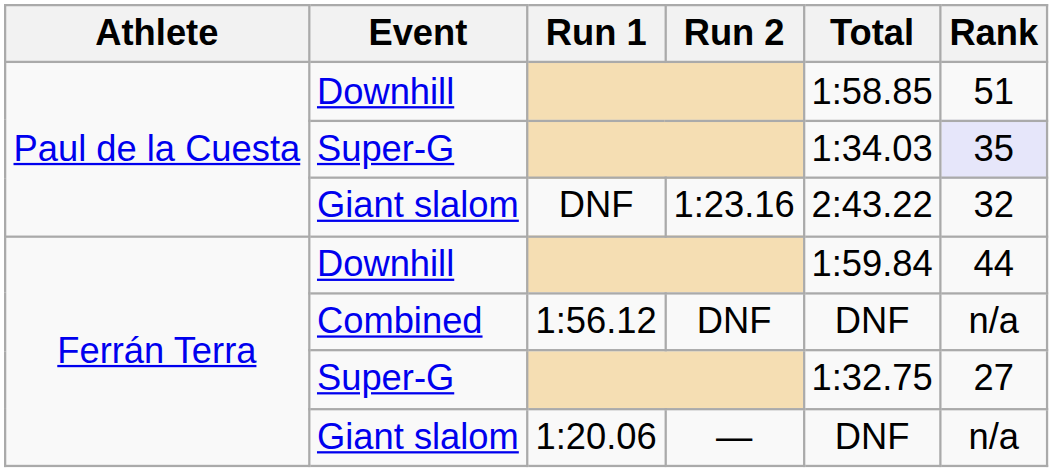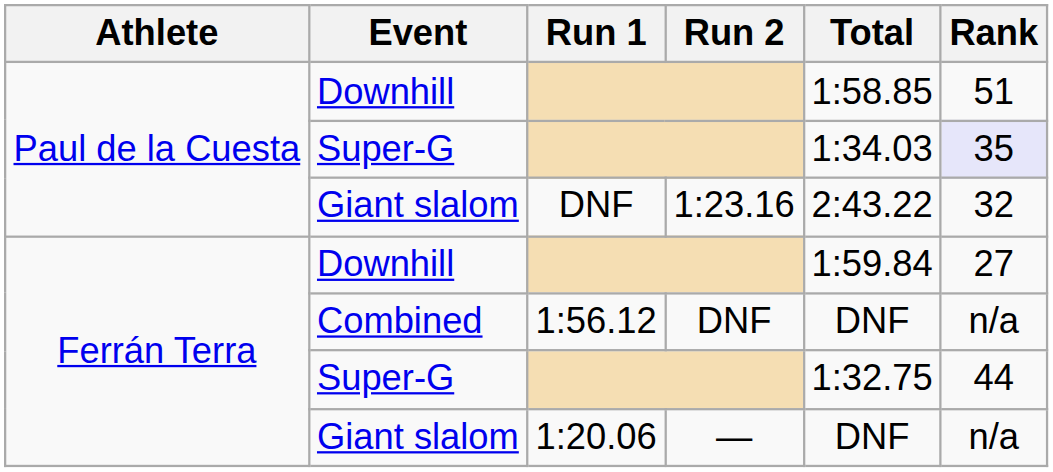(994, 263) 44 -> (994, 263) 27
(994, 378) 27 -> (994, 378) 44
